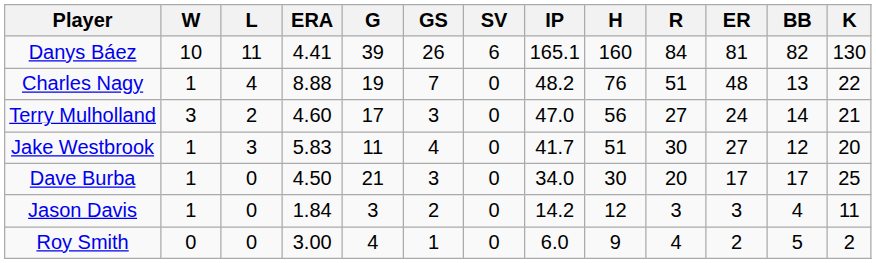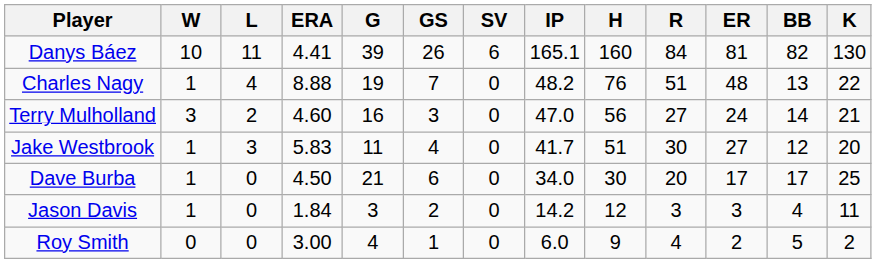(373, 115) 17 -> (373, 115) 16
(433, 178) 3 -> (433, 178) 6
